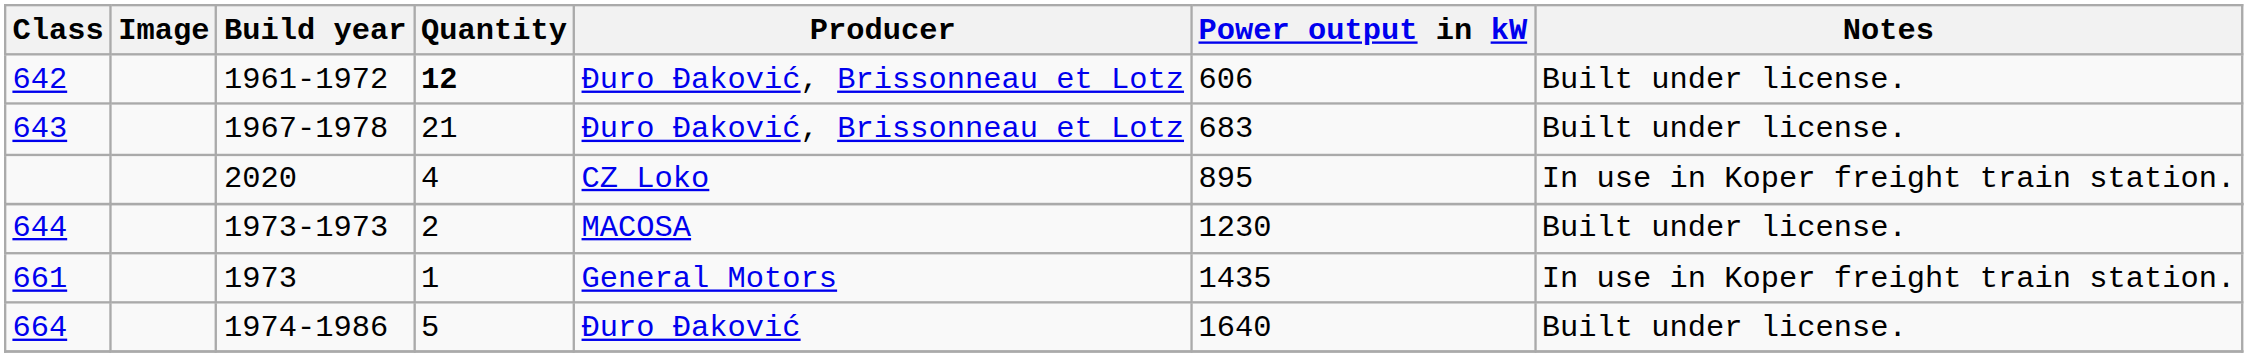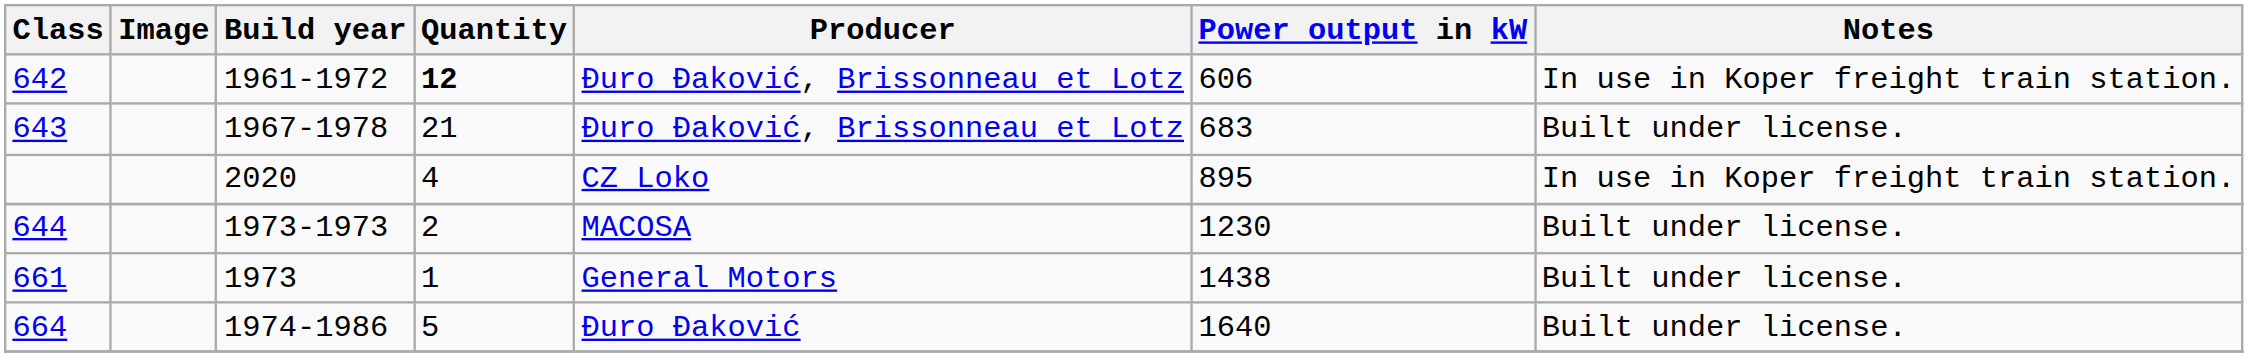(1724, 80) Built under license. -> (1888, 80) In use in Koper freight train station.
(1235, 278) 1435 -> (1235, 278) 1438
(1888, 278) In use in Koper freight train station. -> (1724, 278) Built under license.
